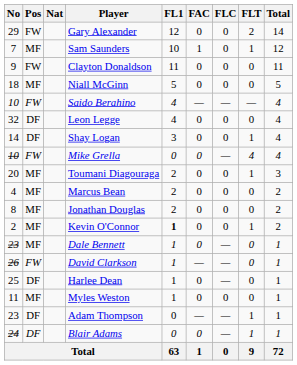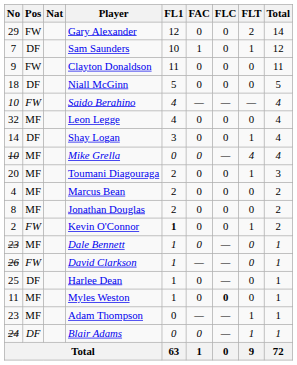(33, 49) MF -> (33, 49) DF
(33, 84) MF -> (33, 84) DF
(33, 120) DF -> (33, 120) MF
(33, 155) FW -> (33, 155) MF
(33, 227) MF -> (33, 227) FW
(226, 298) normal -> (226, 298) bold
(33, 316) DF -> (33, 316) MF
